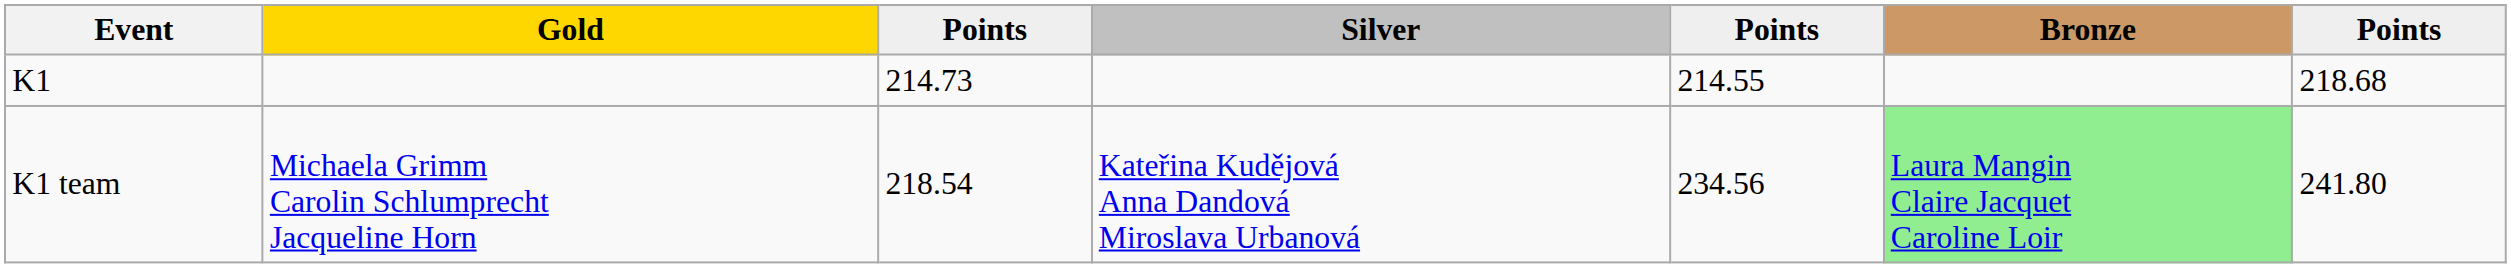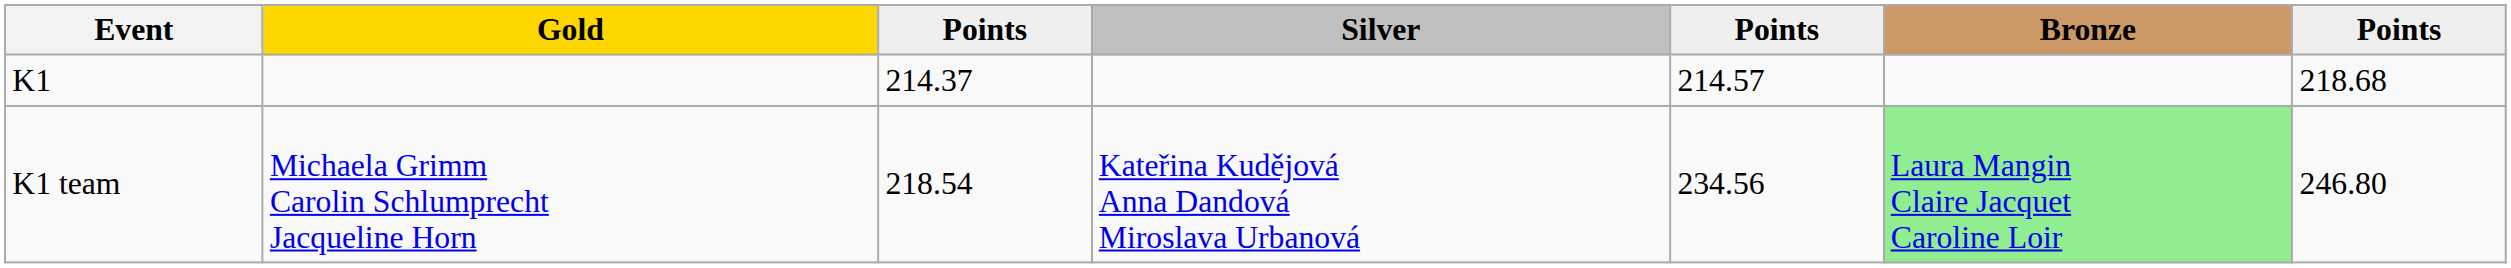(929, 79) 214.73 -> (929, 79) 214.37
(1721, 79) 214.55 -> (1721, 79) 214.57
(2343, 183) 241.80 -> (2343, 183) 246.80
